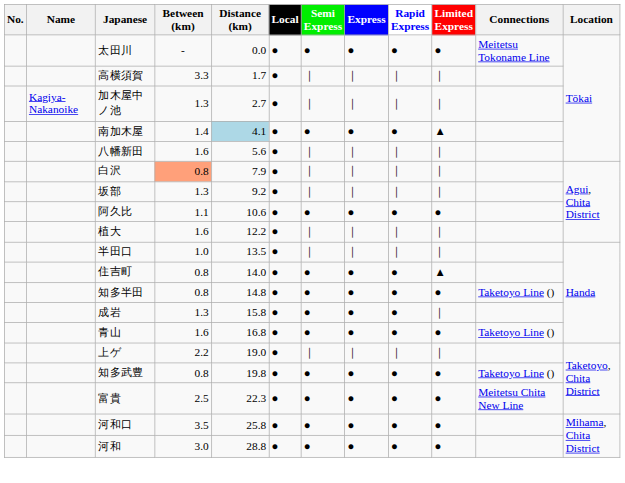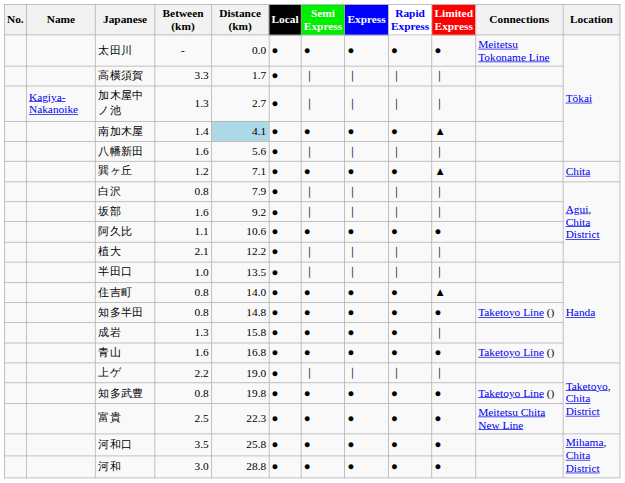+ row: (115, 171)
(202, 171) lightsalmon background -> (202, 191) no background
(202, 191) 1.3 -> (202, 211) 1.6
(202, 232) 1.6 -> (202, 252) 2.1
